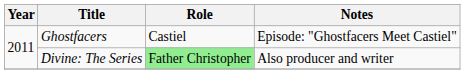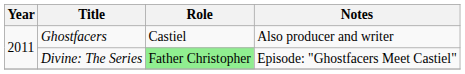(357, 36) Episode: "Ghostfacers Meet Castiel" -> (325, 36) Also producer and writer
(325, 58) Also producer and writer -> (357, 58) Episode: "Ghostfacers Meet Castiel"
